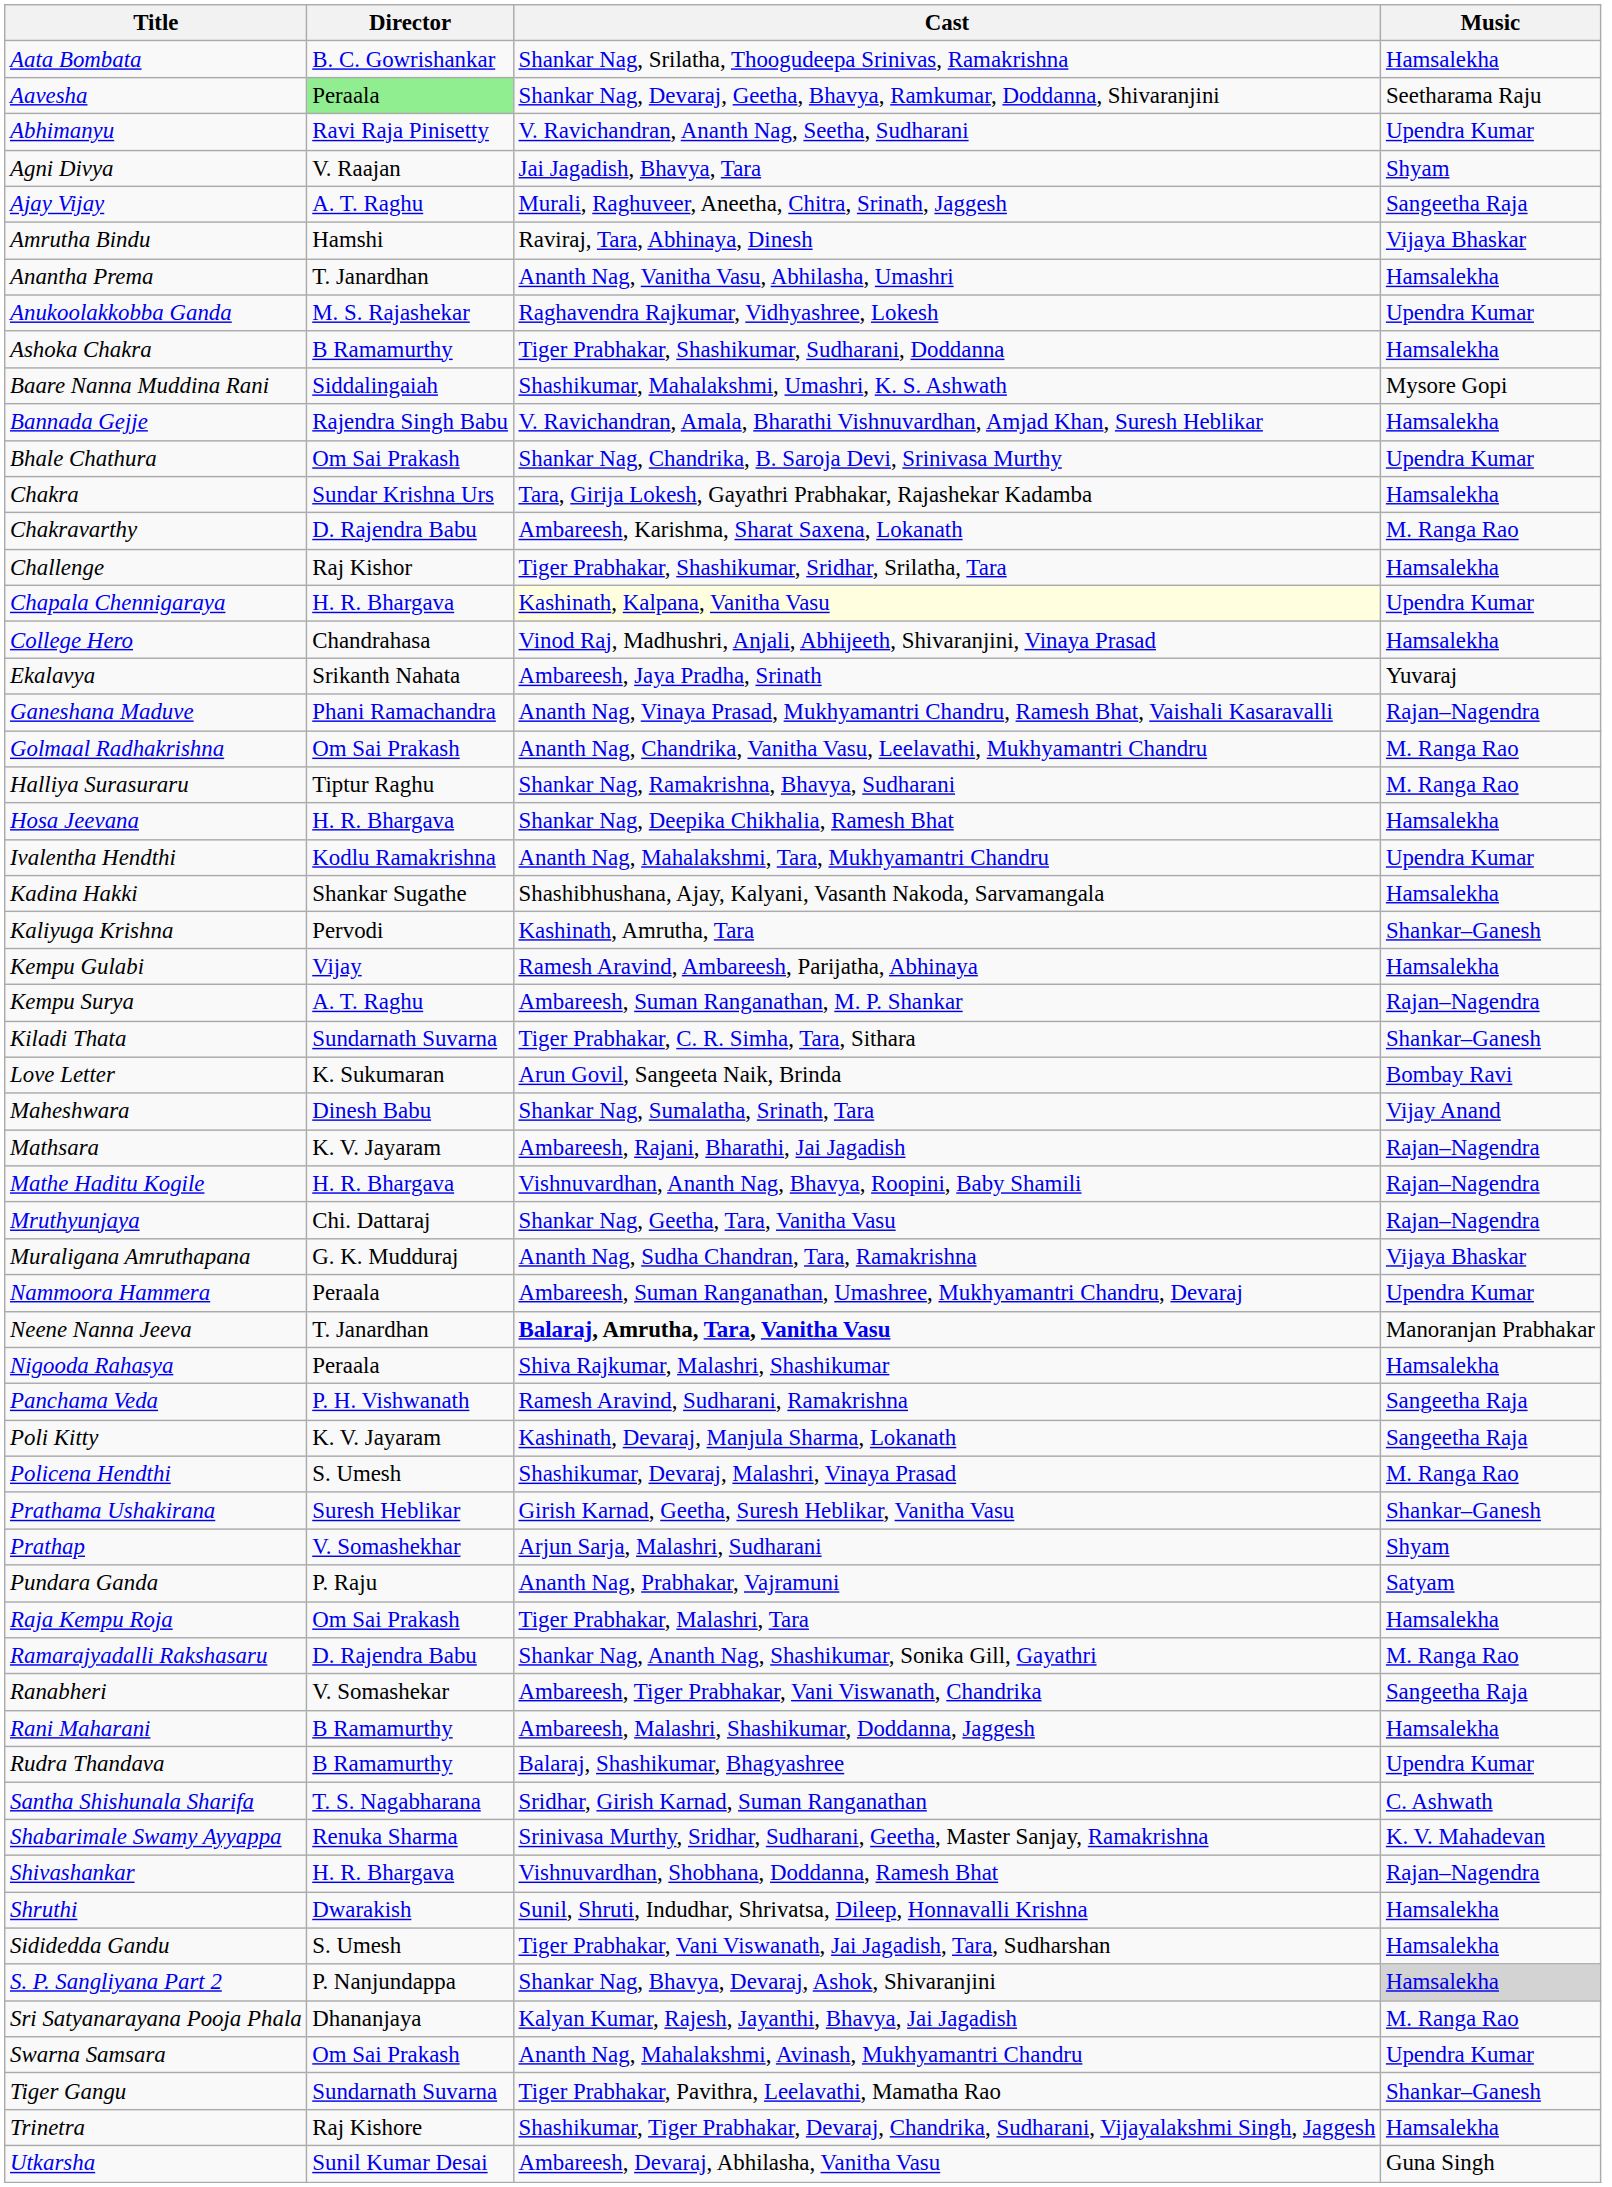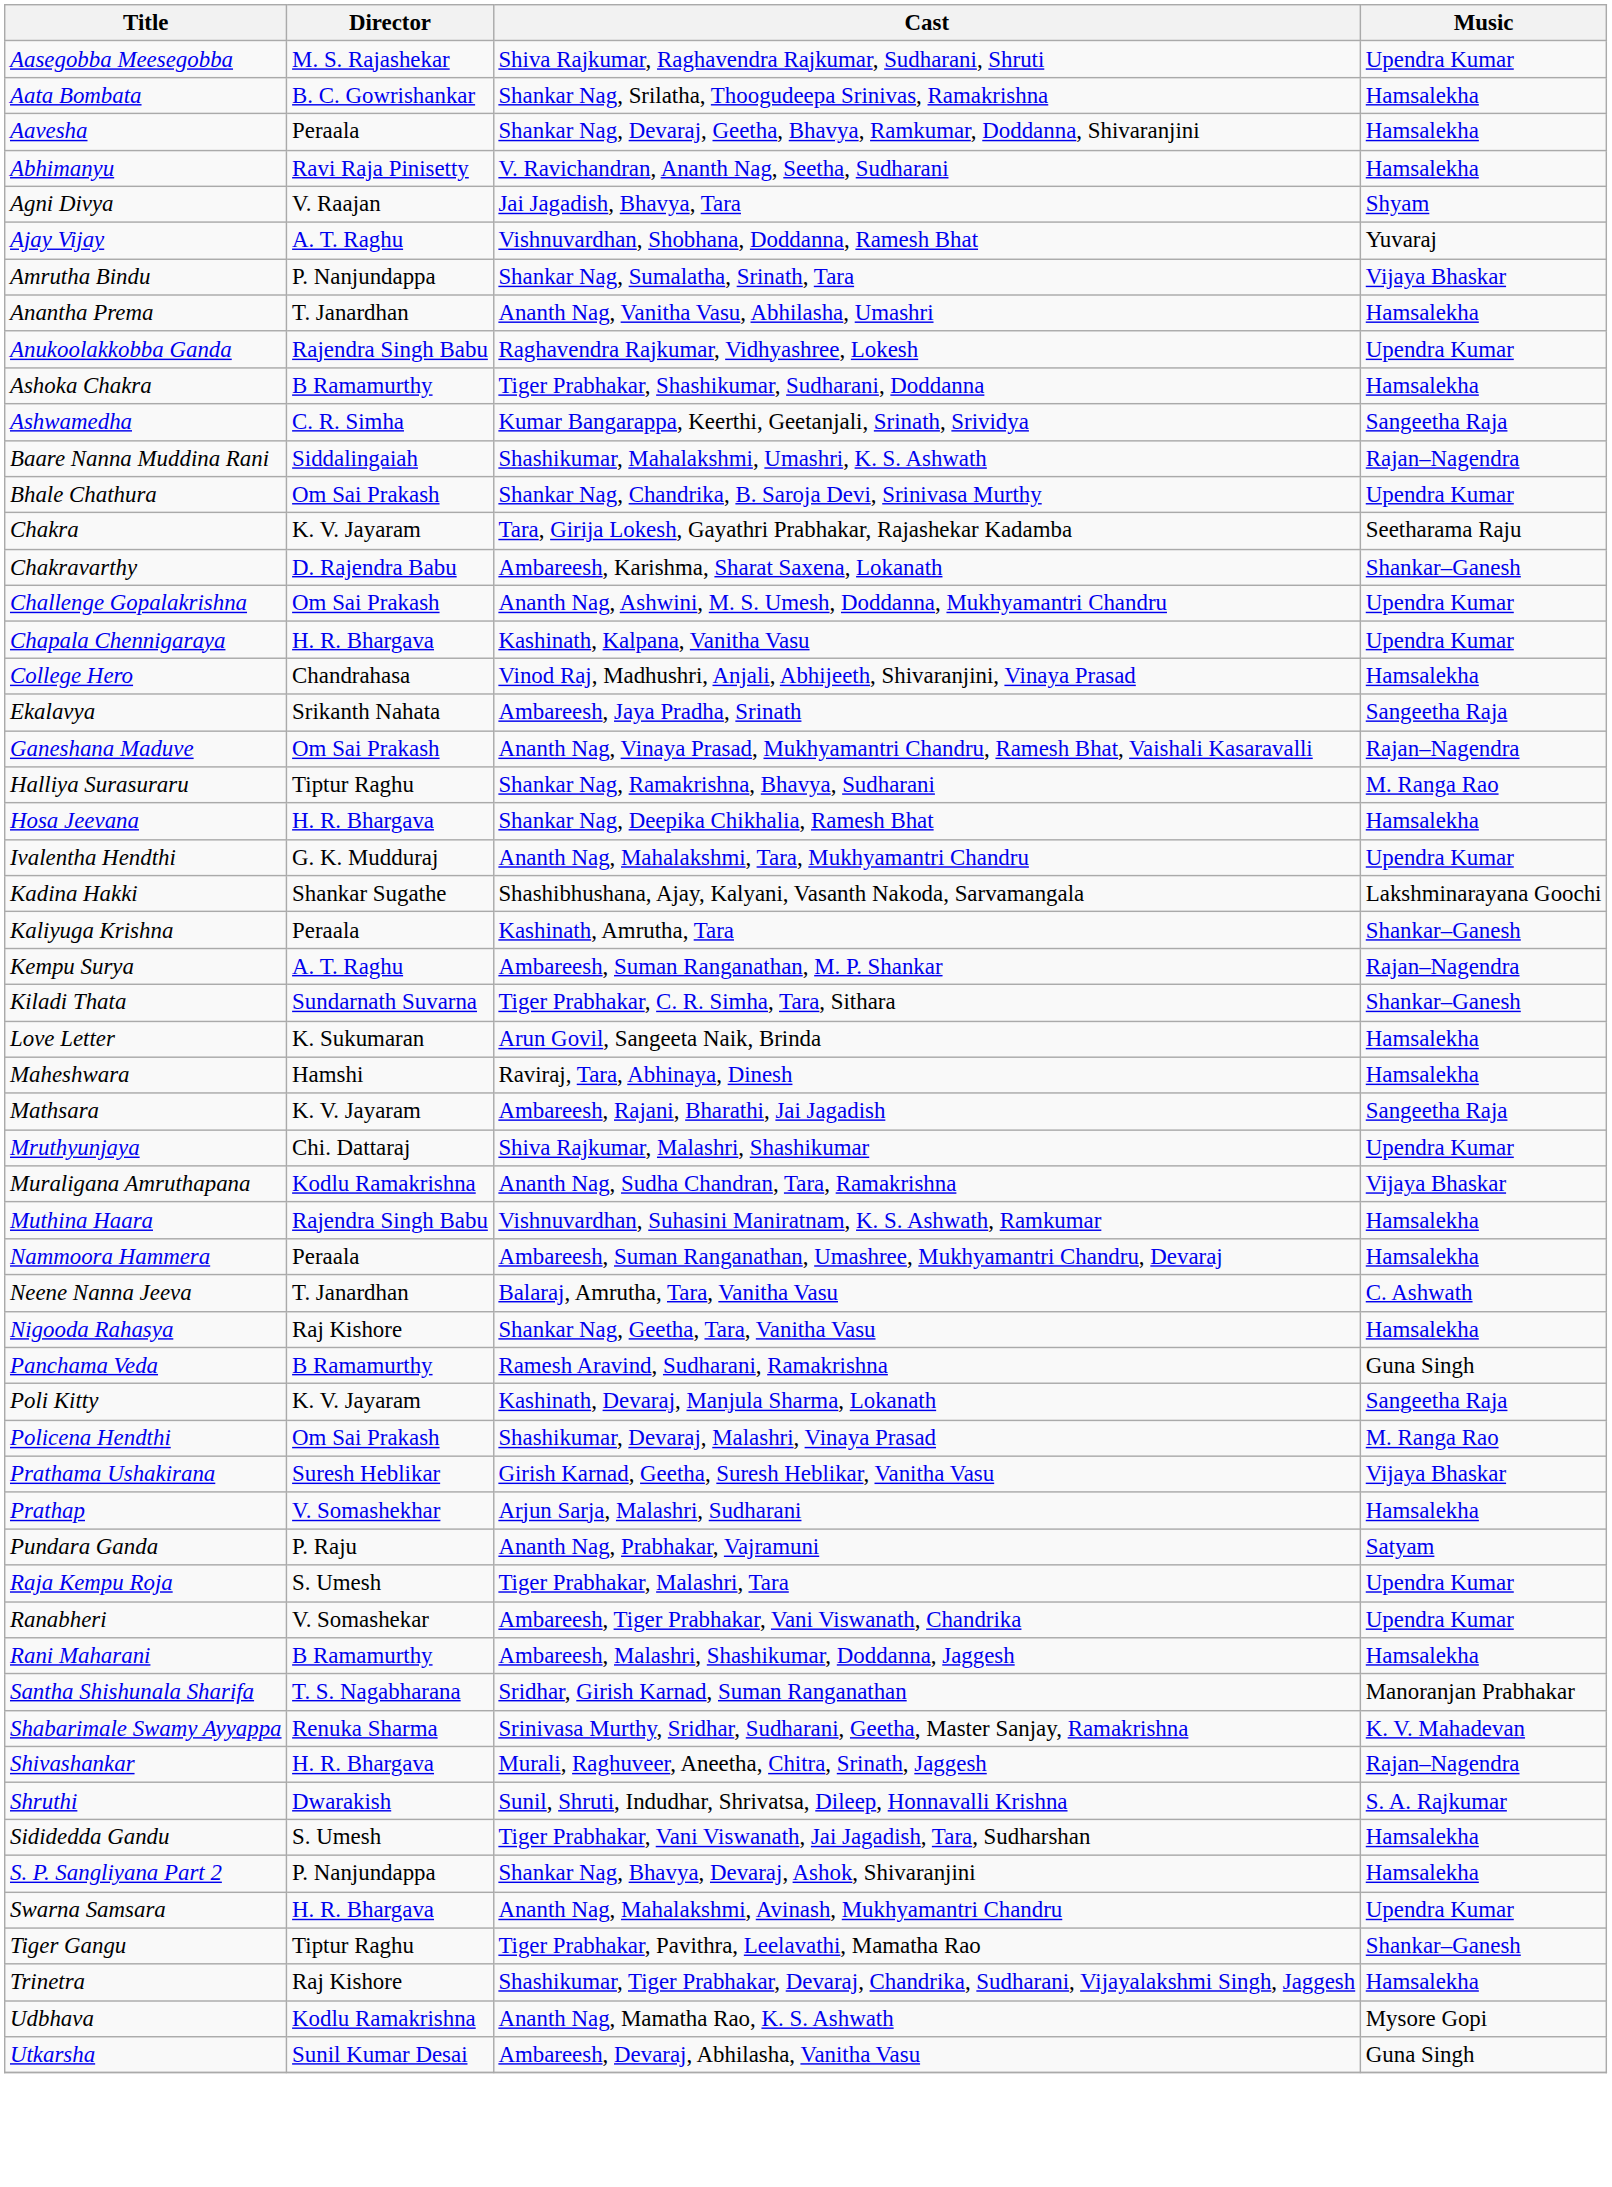+ row: (122, 58)
(346, 95) lightgreen background -> (326, 131) no background
(1464, 95) Seetharama Raju -> (1422, 131) Hamsalekha
(1460, 131) Upendra Kumar -> (1422, 167) Hamsalekha
(763, 204) Murali, Raghuveer, Aneetha, Chitra, Srinath, Jaggesh -> (738, 240) Vishnuvardhan, Shobhana, Doddanna, Ramesh Bhat
(1457, 204) Sangeetha Raja -> (1401, 240) Yuvaraj
(348, 240) Hamshi -> (364, 276) P. Nanjundappa
(666, 240) Raviraj, Tara, Abhinaya, Dinesh -> (676, 276) Shankar Nag, Sumalatha, Srinath, Tara
(391, 312) M. S. Rajashekar -> (390, 349) Rajendra Singh Babu
+ row: (71, 421)
(1447, 385) Mysore Gopi -> (1443, 458) Rajan–Nagendra
- row: (79, 421)
(403, 494) Sundar Krishna Urs -> (356, 530) K. V. Jayaram
(1442, 494) Hamsalekha -> (1444, 530) Seetharama Raju
(1452, 530) M. Ranga Rao -> (1443, 566) Shankar–Ganesh
- row: (57, 566)
+ row: (129, 603)
(674, 603) lightyellow background -> (654, 639) no background
(1421, 675) Yuvaraj -> (1437, 712) Sangeetha Raja
(404, 712) Phani Ramachandra -> (366, 748) Om Sai Prakash
- row: (117, 748)
(404, 857) Kodlu Ramakrishna -> (365, 857) G. K. Mudduraj
(1442, 893) Hamsalekha -> (1484, 893) Lakshminarayana Goochi
(348, 929) Pervodi -> (326, 929) Peraala
- row: (77, 966)
(1449, 1074) Bombay Ravi -> (1422, 1038) Hamsalekha
(372, 1111) Dinesh Babu -> (328, 1074) Hamshi
(696, 1111) Shankar Nag, Sumalatha, Srinath, Tara -> (645, 1074) Raviraj, Tara, Abhinaya, Dinesh
(1443, 1111) Vijay Anand -> (1422, 1074) Hamsalekha
(1463, 1147) Rajan–Nagendra -> (1437, 1111) Sangeetha Raja
- row: (107, 1183)
(707, 1220) Shankar Nag, Geetha, Tara, Vanitha Vasu -> (684, 1147) Shiva Rajkumar, Malashri, Shashikumar
(1463, 1220) Rajan–Nagendra -> (1440, 1147) Upendra Kumar
(385, 1256) G. K. Mudduraj -> (384, 1183) Kodlu Ramakrishna
+ row: (81, 1220)
(1460, 1292) Upendra Kumar -> (1422, 1256) Hamsalekha
(704, 1328) bold -> (668, 1292) normal
(1490, 1328) Manoranjan Prabhakar -> (1419, 1292) C. Ashwath
(346, 1365) Peraala -> (347, 1328) Raj Kishore
(704, 1365) Shiva Rajkumar, Malashri, Shashikumar -> (687, 1328) Shankar Nag, Geetha, Tara, Vanitha Vasu
(391, 1401) P. H. Vishwanath -> (362, 1365) B Ramamurthy
(1457, 1401) Sangeetha Raja -> (1420, 1365) Guna Singh
(357, 1474) S. Umesh -> (366, 1437) Om Sai Prakash
(1463, 1510) Shankar–Ganesh -> (1436, 1474) Vijaya Bhaskar
(1418, 1546) Shyam -> (1422, 1510) Hamsalekha
(386, 1619) Om Sai Prakash -> (337, 1582) S. Umesh
(1442, 1619) Hamsalekha -> (1440, 1582) Upendra Kumar
- row: (139, 1655)
(1457, 1691) Sangeetha Raja -> (1440, 1619) Upendra Kumar
- row: (87, 1764)
(1439, 1800) C. Ashwath -> (1470, 1691) Manoranjan Prabhakar
(758, 1873) Vishnuvardhan, Shobhana, Doddanna, Ramesh Bhat -> (743, 1764) Murali, Raghuveer, Aneetha, Chitra, Srinath, Jaggesh
(1442, 1909) Hamsalekha -> (1436, 1800) S. A. Rajkumar
(1442, 1982) lightgrey background -> (1422, 1873) no background
- row: (156, 2018)
(386, 2054) Om Sai Prakash -> (363, 1909) H. R. Bhargava
(405, 2090) Sundarnath Suvarna -> (353, 1945) Tiptur Raghu
+ row: (52, 2018)
